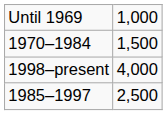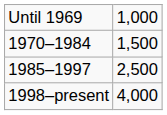rows swapped: (50, 95) <-> (59, 69)
